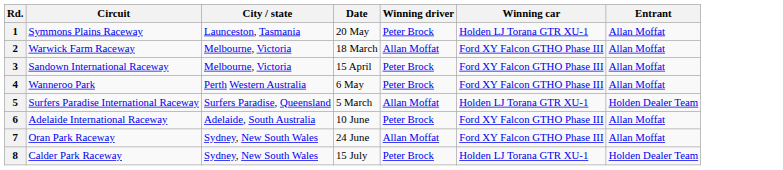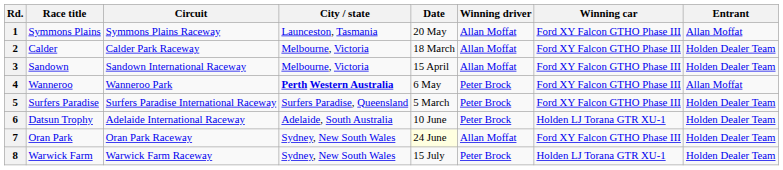+ column: (65, 13)
(408, 31) Peter Brock -> (488, 31) Allan Moffat
(524, 31) Holden LJ Torana GTR XU-1 -> (609, 31) Ford XY Falcon GTHO Phase III
(82, 49) Warwick Farm Raceway -> (153, 49) Calder Park Raceway
(637, 49) Allan Moffat -> (731, 49) Holden Dealer Team
(408, 67) Peter Brock -> (488, 67) Allan Moffat
(637, 67) Allan Moffat -> (731, 67) Holden Dealer Team
(255, 85) normal -> (337, 85) bold
(411, 102) Allan Moffat -> (486, 102) Peter Brock
(524, 102) Holden LJ Torana GTR XU-1 -> (609, 102) Ford XY Falcon GTHO Phase III
(531, 120) Ford XY Falcon GTHO Phase III -> (601, 120) Holden LJ Torana GTR XU-1
(637, 120) Allan Moffat -> (731, 120) Holden Dealer Team
(353, 138) no background -> (430, 138) lightyellow background
(637, 138) Allan Moffat -> (731, 138) Holden Dealer Team
(75, 156) Calder Park Raceway -> (159, 156) Warwick Farm Raceway
